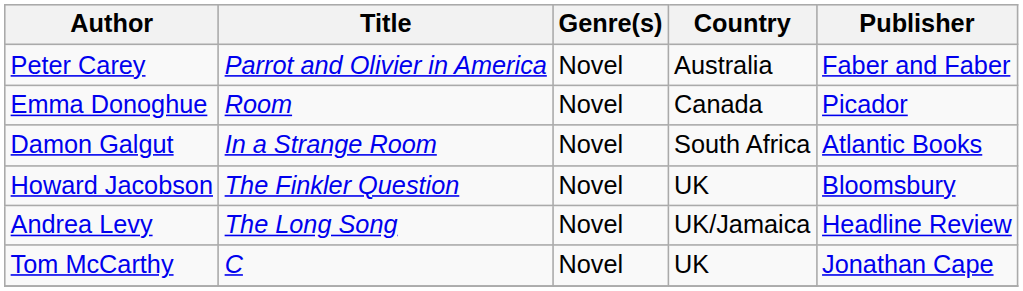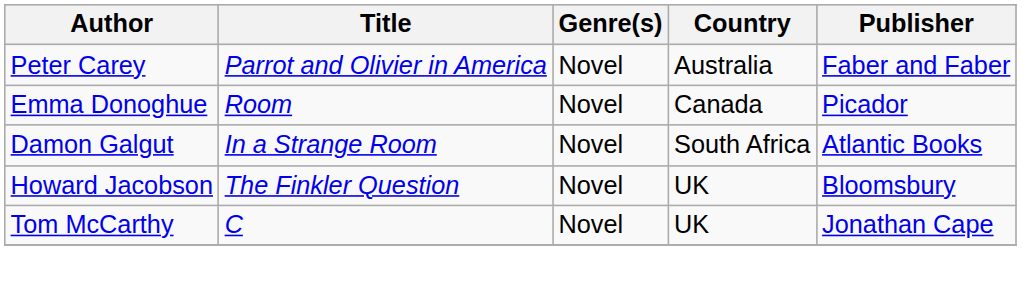- row: (82, 225)
